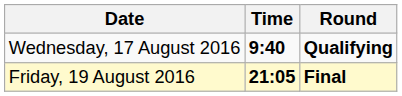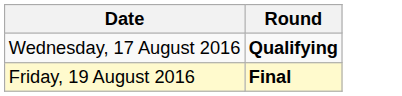- column: (272, 18)
